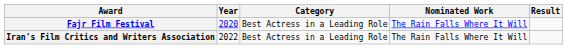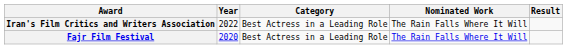rows swapped: (111, 24) <-> (111, 37)
